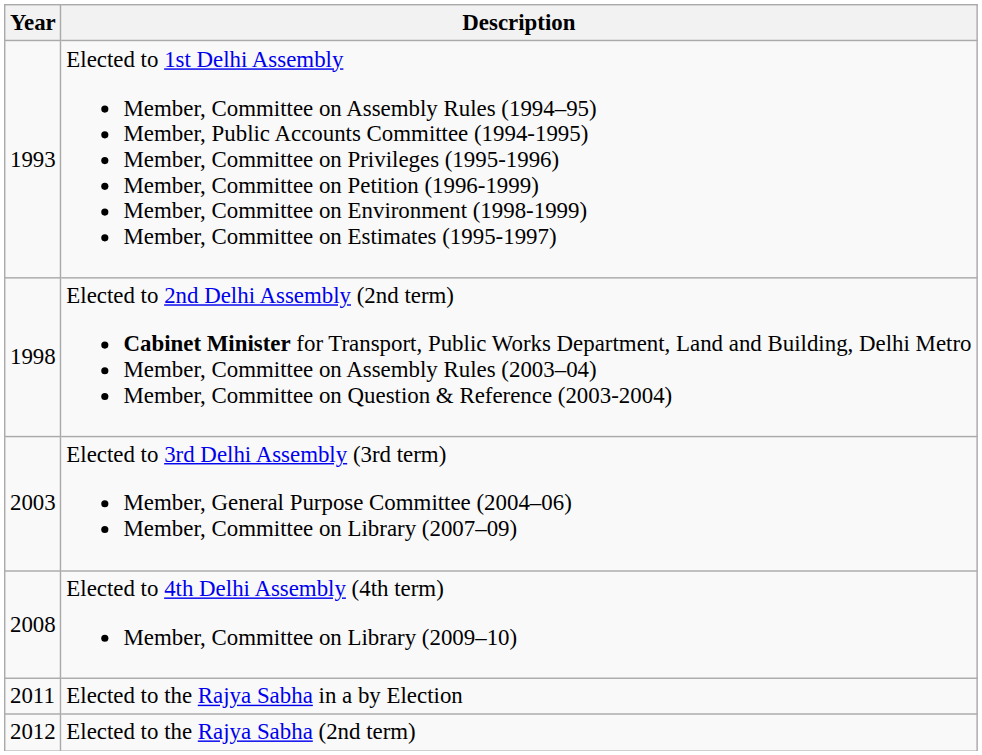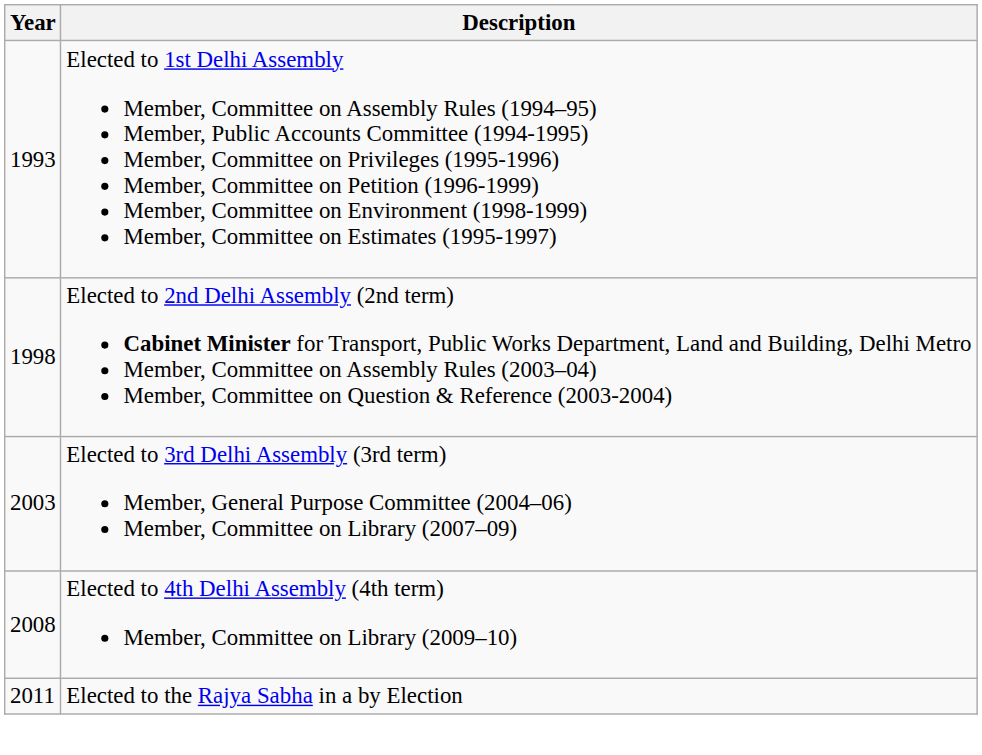- row: (241, 732)
